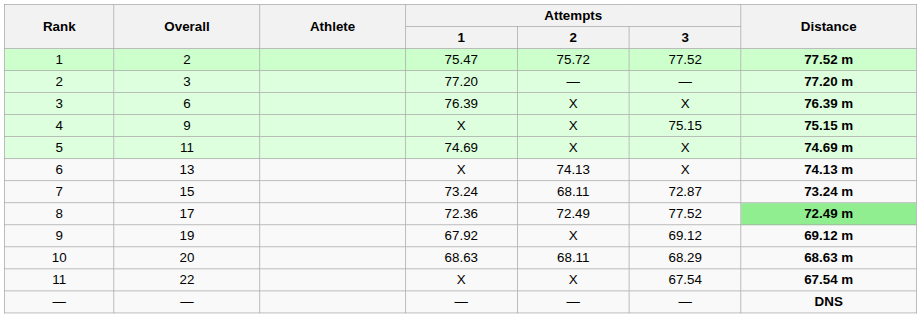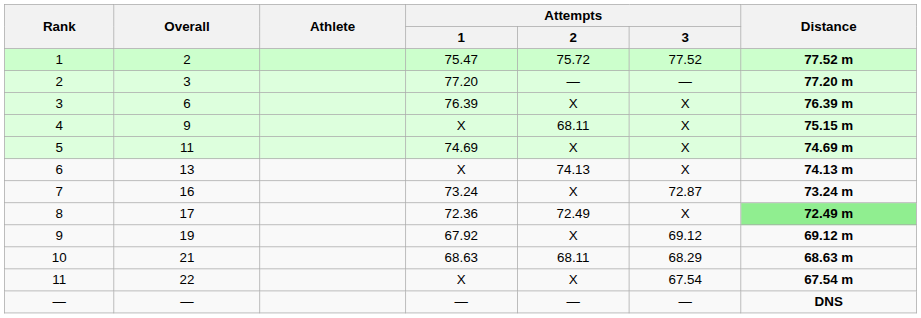(573, 125) X -> (573, 125) 68.11
(685, 125) 75.15 -> (685, 125) X
(187, 191) 15 -> (187, 191) 16
(573, 191) 68.11 -> (573, 191) X
(685, 213) 77.52 -> (685, 213) X
(187, 257) 20 -> (187, 257) 21
